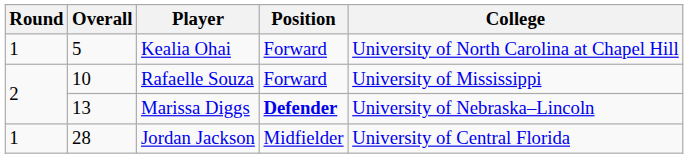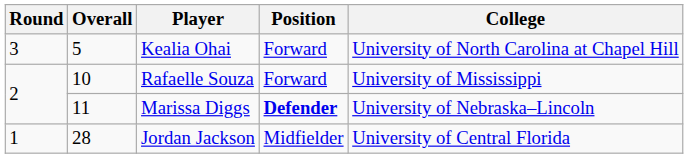(14, 49) 1 -> (14, 49) 3
(81, 108) 13 -> (81, 108) 11
